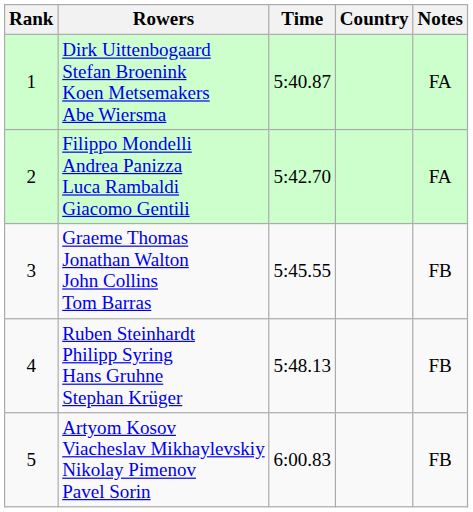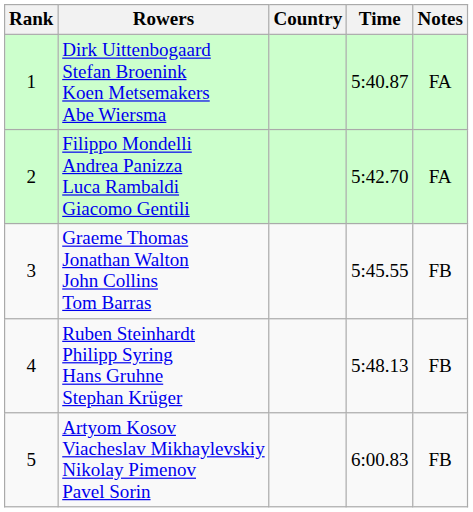columns swapped: (374, 19) <-> (302, 19)
